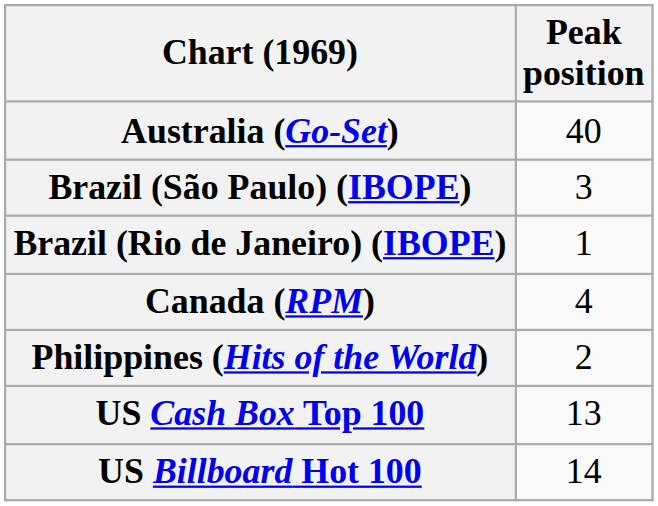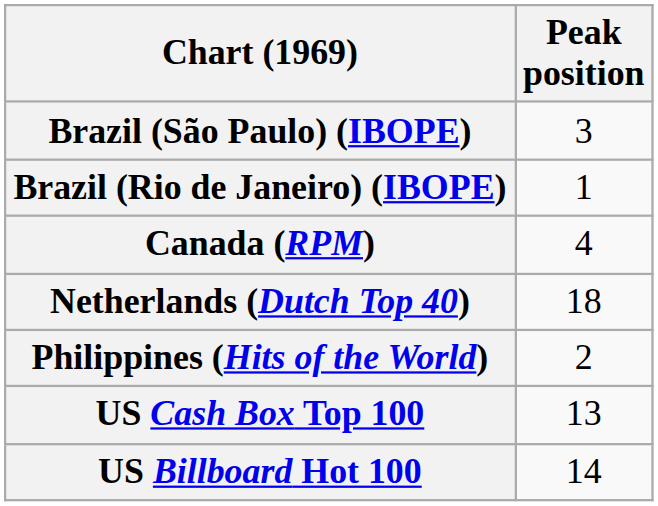- row: (260, 130)
+ row: (260, 300)
